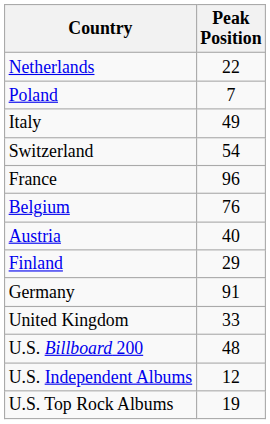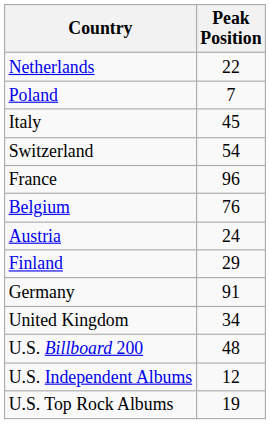(231, 123) 49 -> (231, 123) 45
(231, 235) 40 -> (231, 235) 24
(231, 320) 33 -> (231, 320) 34
